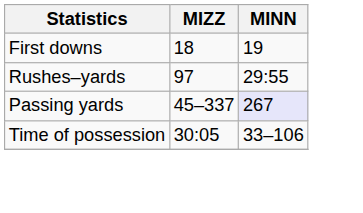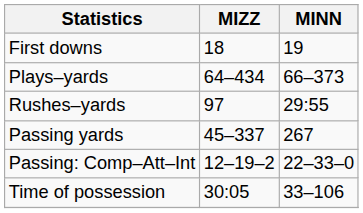+ row: (58, 76)
(258, 105) lavender background -> (298, 134) no background
+ row: (102, 163)
